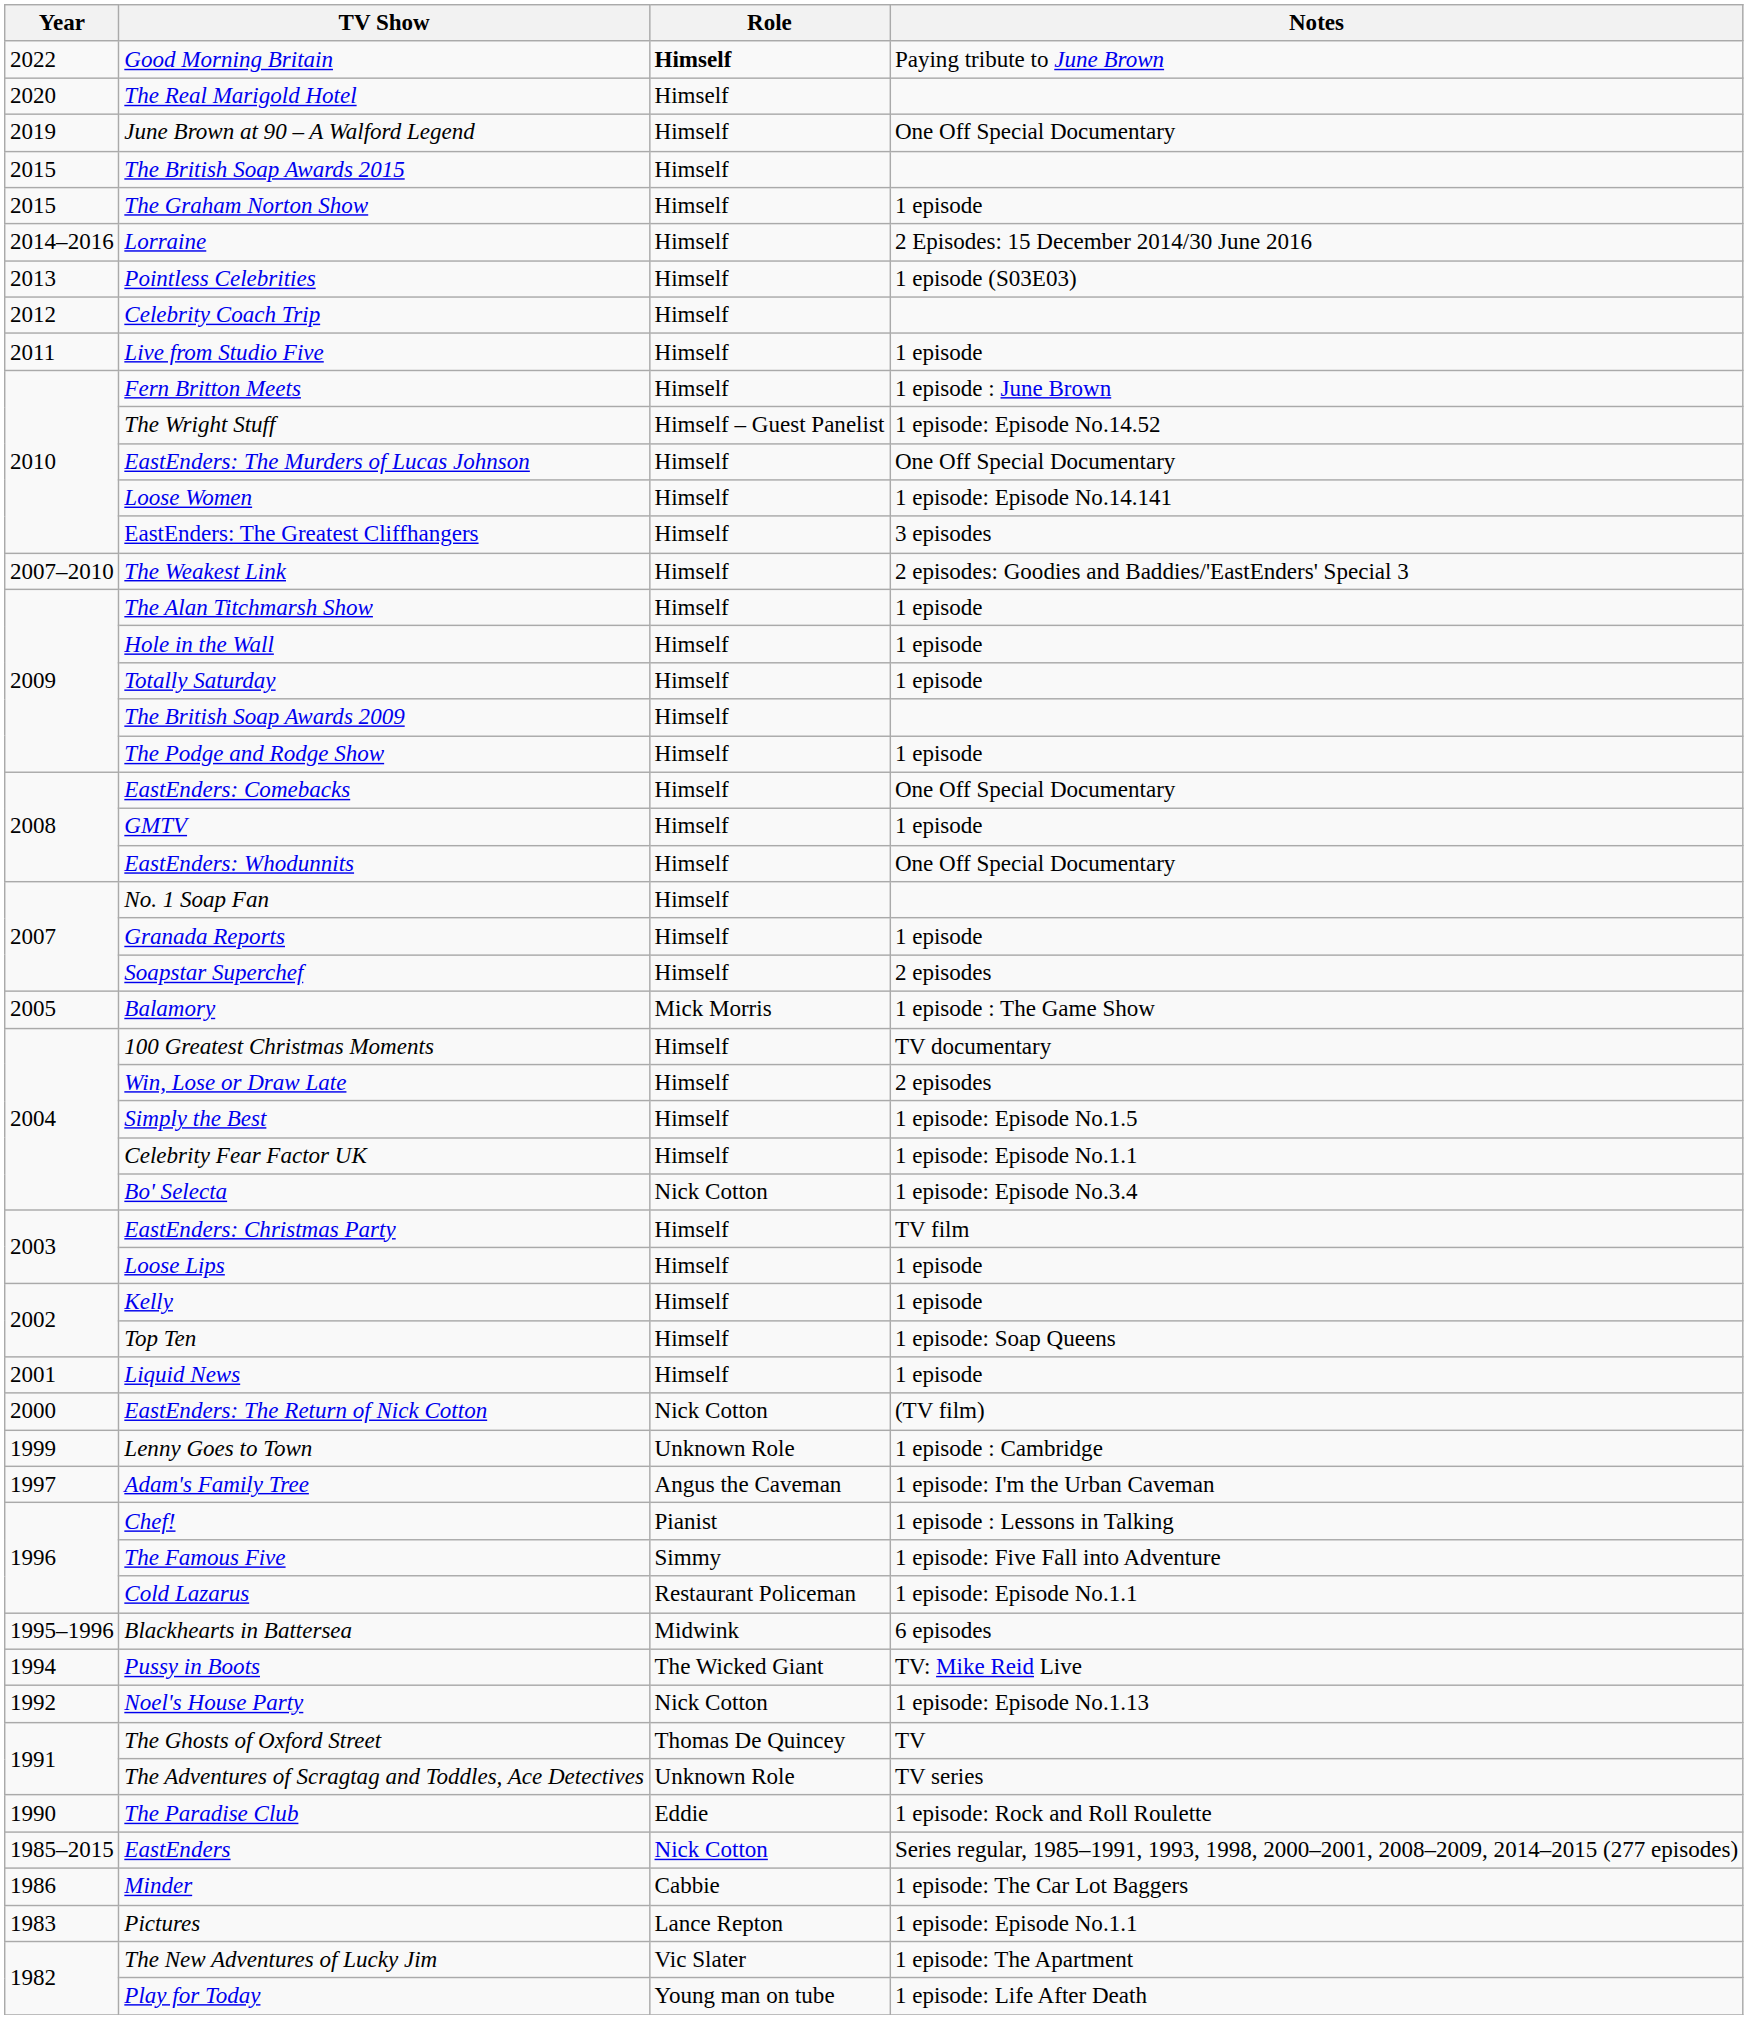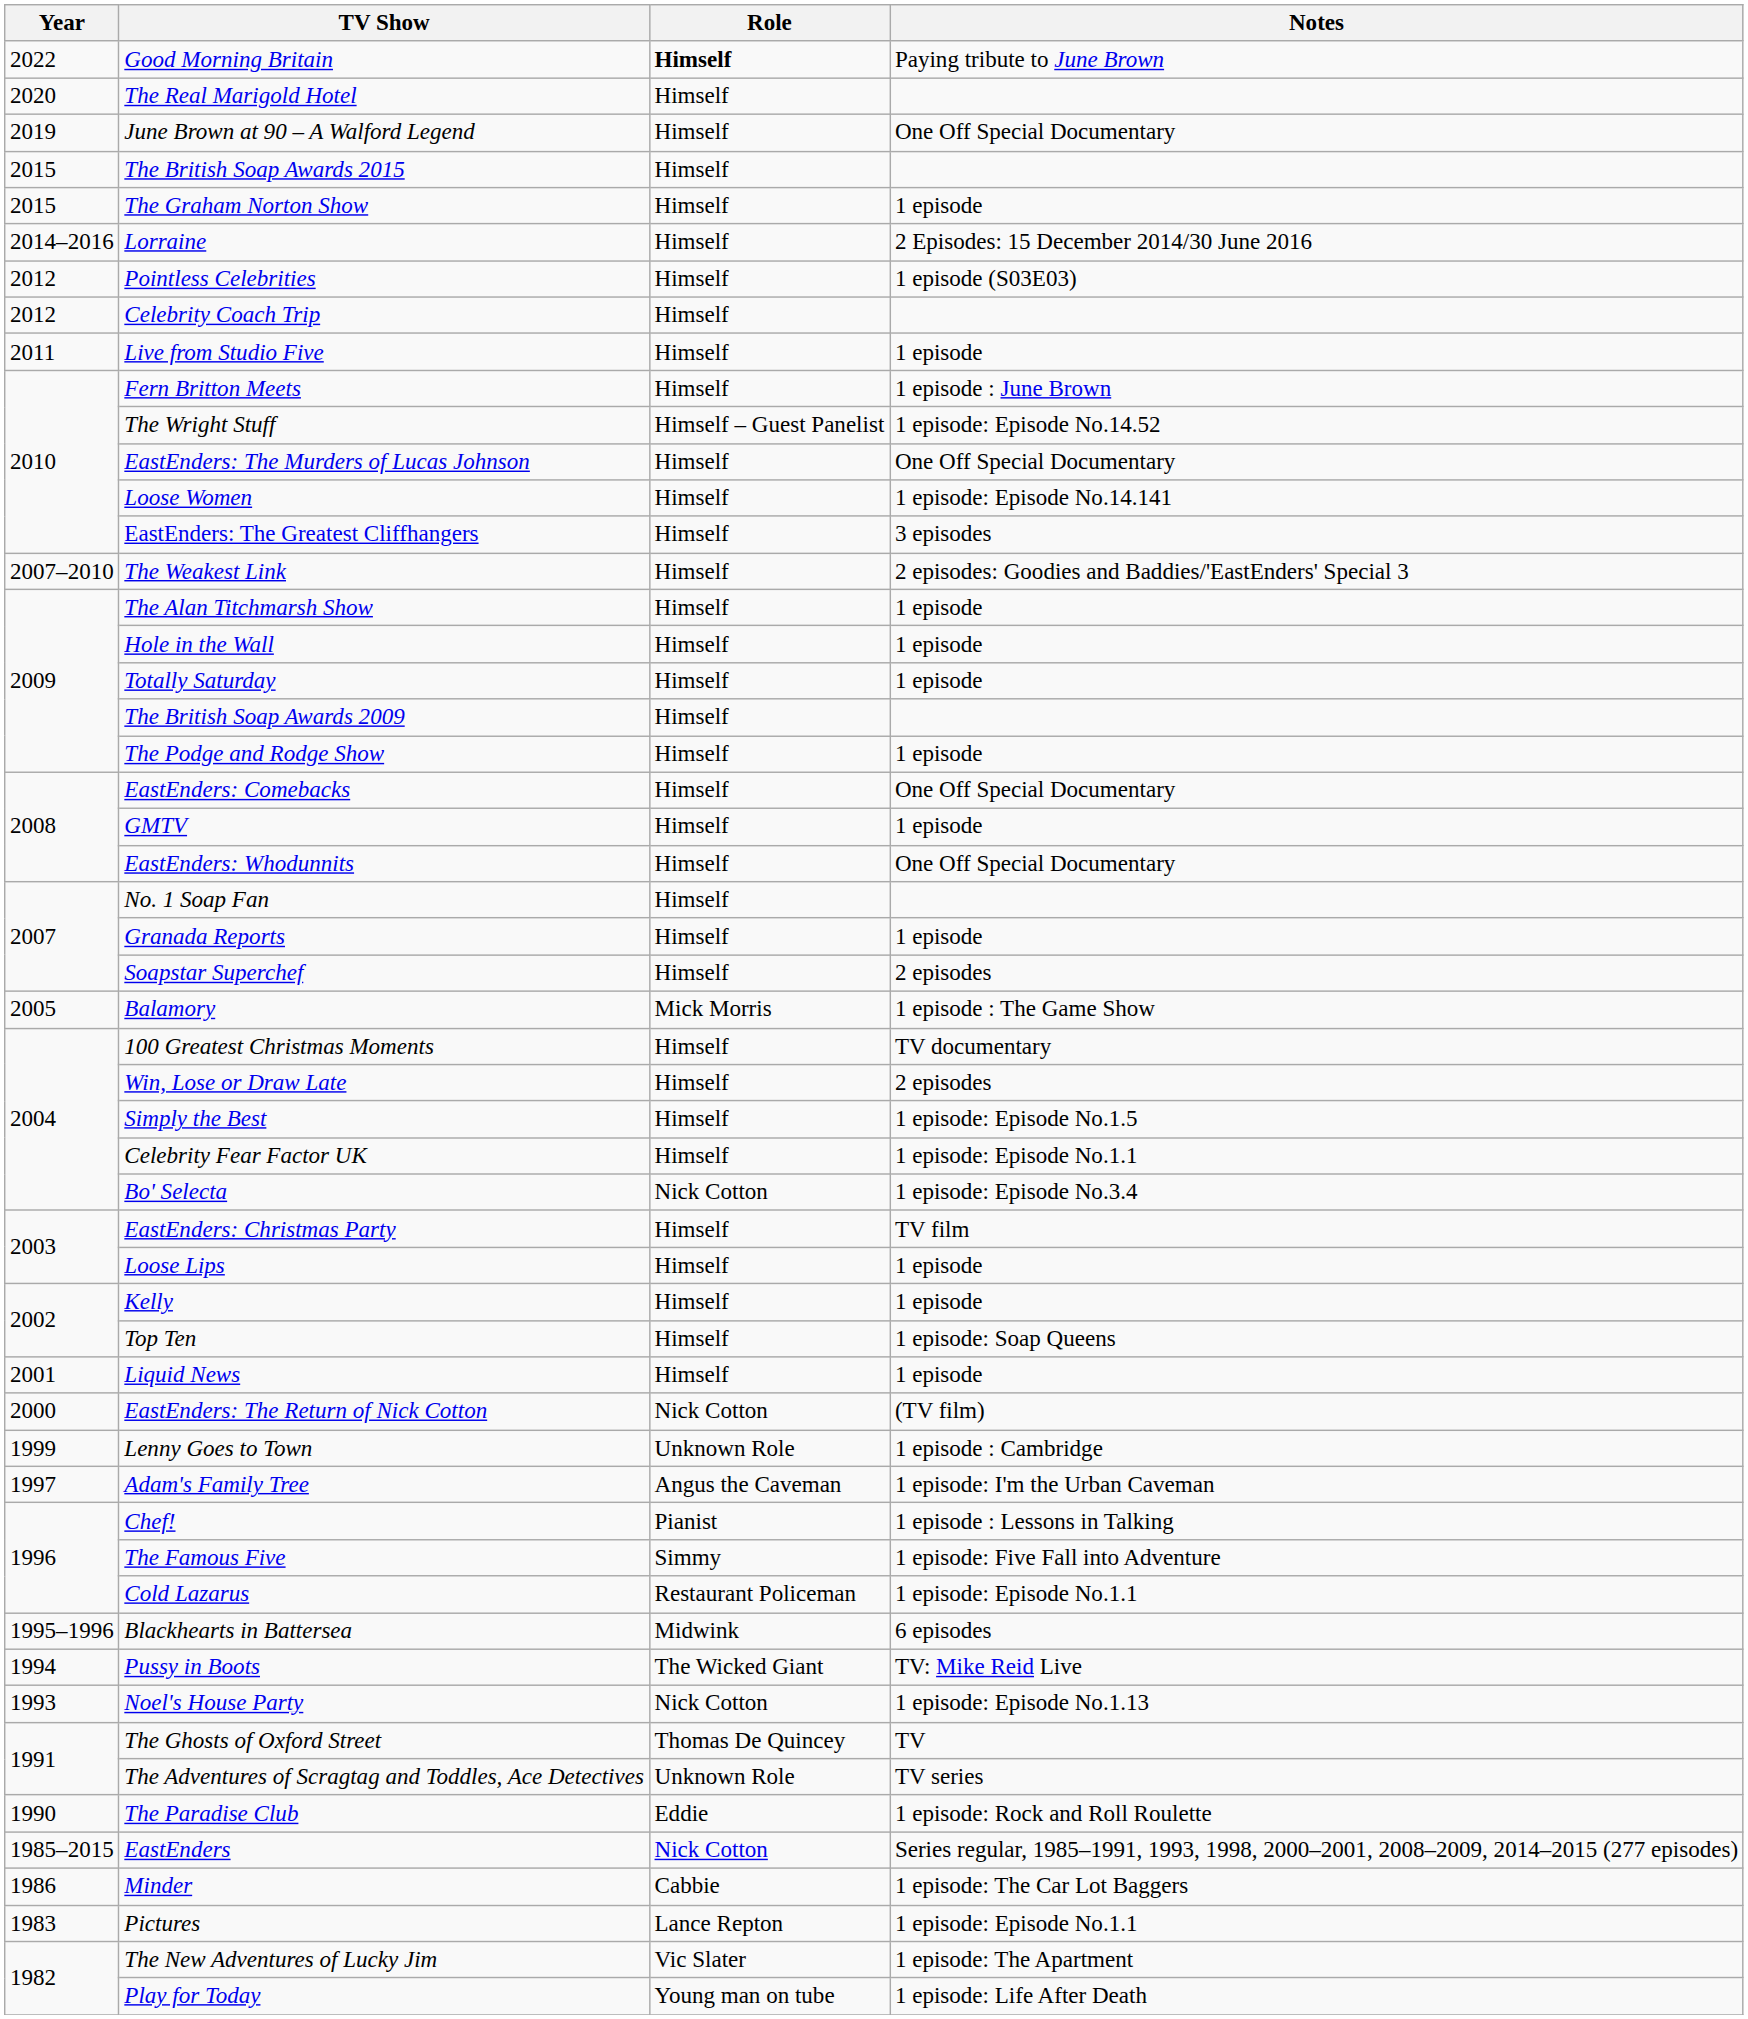(33, 278) 2013 -> (33, 278) 2012
(33, 1703) 1992 -> (33, 1703) 1993
